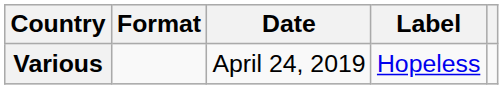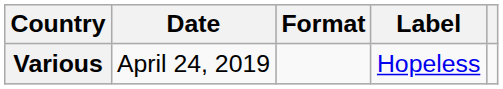columns swapped: (289, 24) <-> (159, 24)
